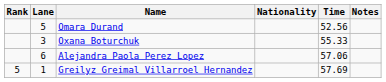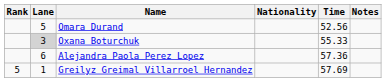(43, 41) no background -> (43, 41) lightgrey background
(334, 56) 57.06 -> (334, 56) 57.36
